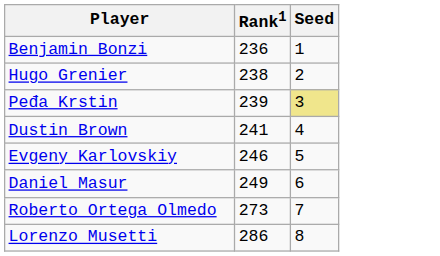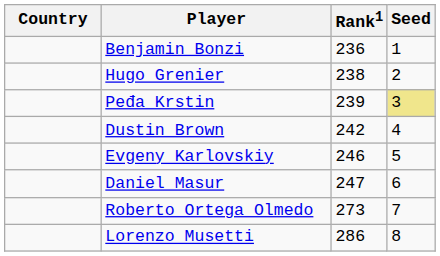+ column: (53, 20)
(254, 130) 241 -> (350, 130) 242
(254, 184) 249 -> (350, 184) 247
